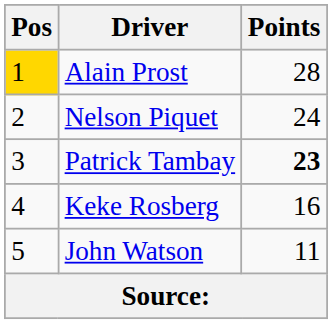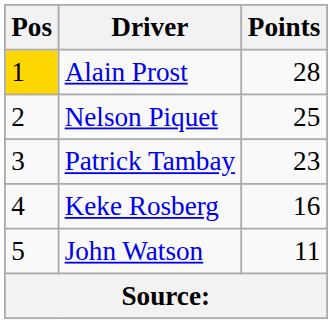(307, 116) 24 -> (307, 116) 25
(307, 161) bold -> (307, 161) normal
